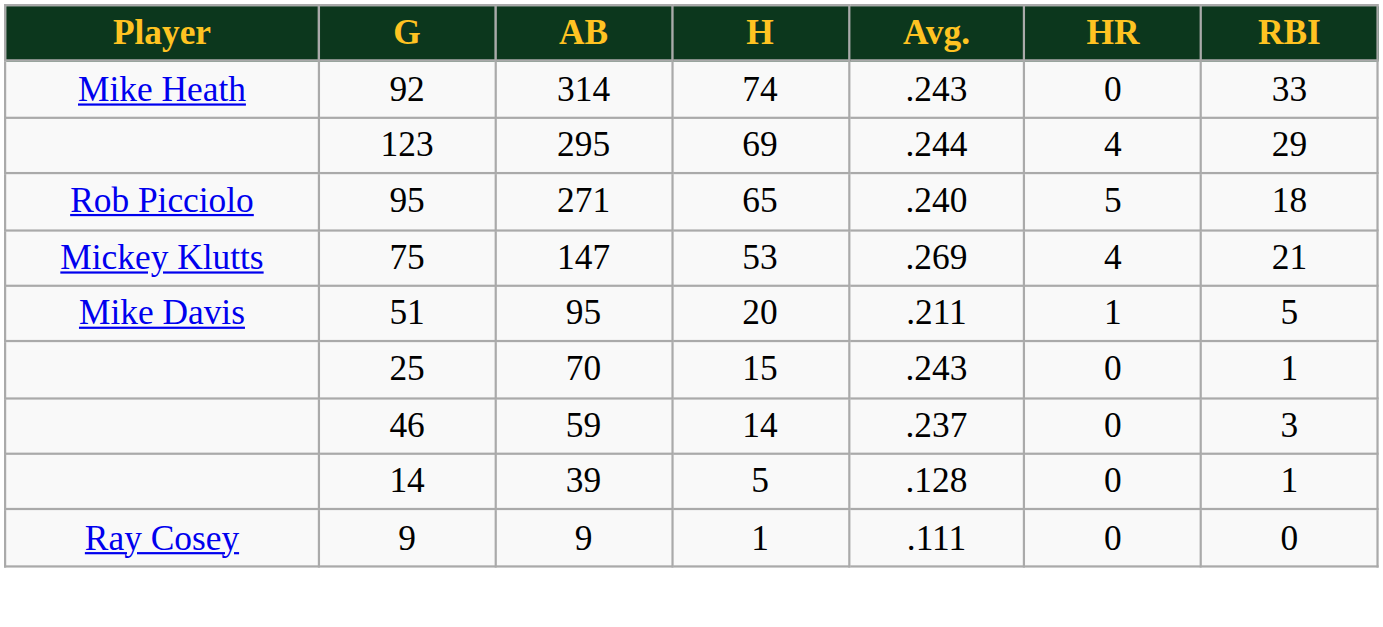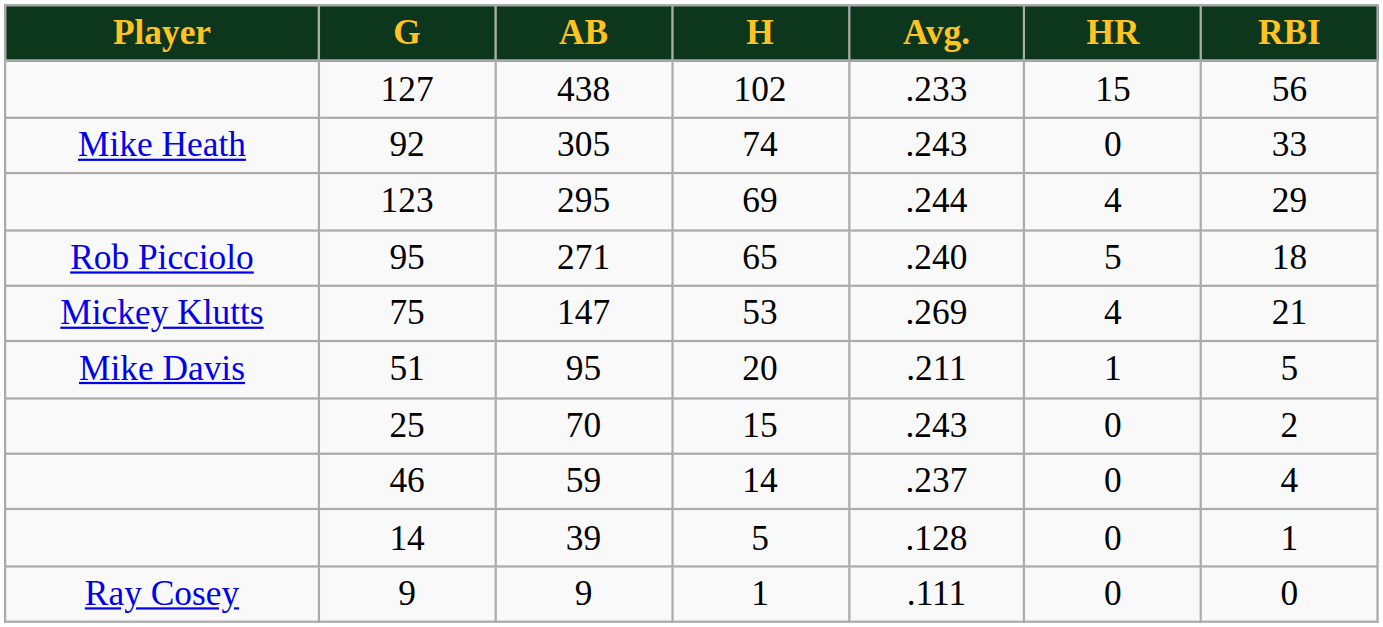+ row: (407, 88)
(584, 88) 314 -> (584, 144) 305
(1289, 369) 1 -> (1289, 425) 2
(1289, 425) 3 -> (1289, 481) 4
